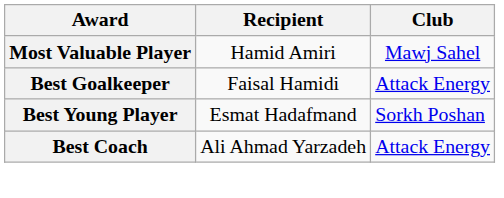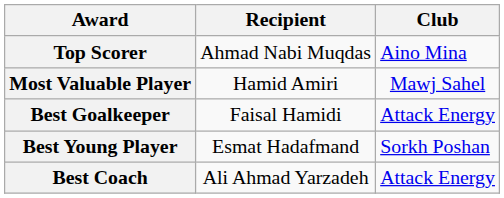+ row: (100, 51)
